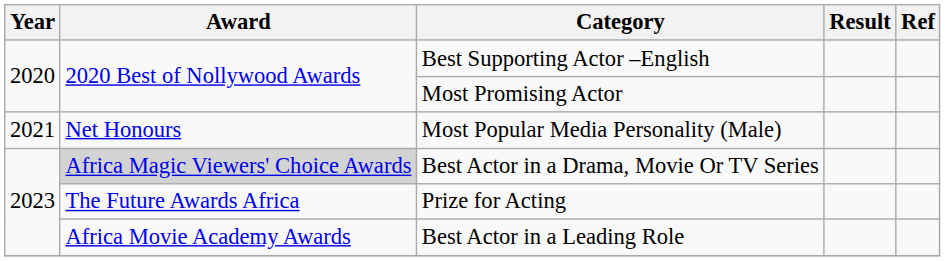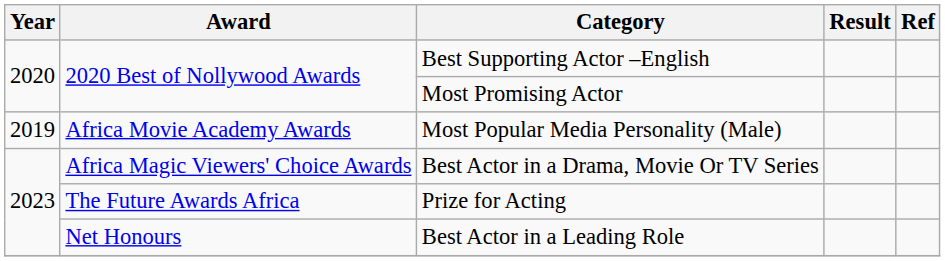(32, 129) 2021 -> (32, 129) 2019
(123, 129) Net Honours -> (208, 129) Africa Movie Academy Awards
(238, 165) lightgrey background -> (238, 165) no background
(208, 237) Africa Movie Academy Awards -> (123, 237) Net Honours
